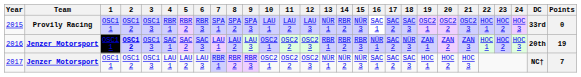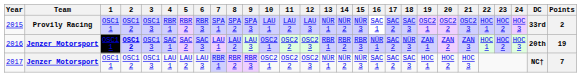(344, 25) RBR 2 -> (344, 25) NÜR 2
(562, 25) 0 -> (562, 25) 2
